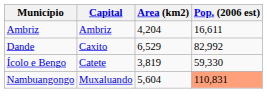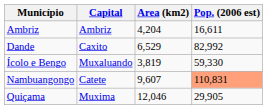(93, 63) Catete -> (106, 63) Muxaluando
(106, 79) Muxaluando -> (93, 79) Catete
(149, 79) 5,604 -> (149, 79) 9,607
+ row: (26, 96)
